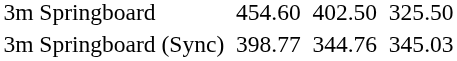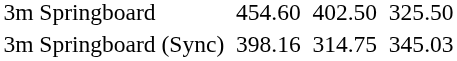(268, 44) 398.77 -> (268, 44) 398.16
(345, 44) 344.76 -> (345, 44) 314.75
